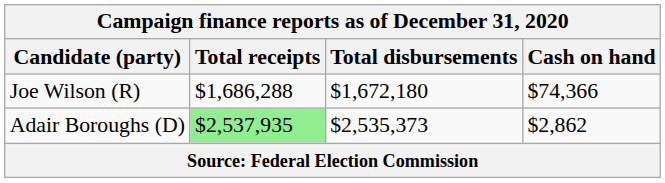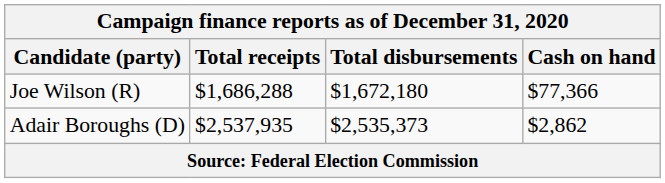(563, 90) $74,366 -> (563, 90) $77,366
(244, 125) lightgreen background -> (244, 125) no background
